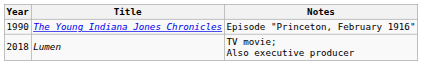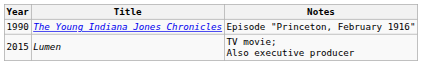(18, 47) 2018 -> (18, 47) 2015
